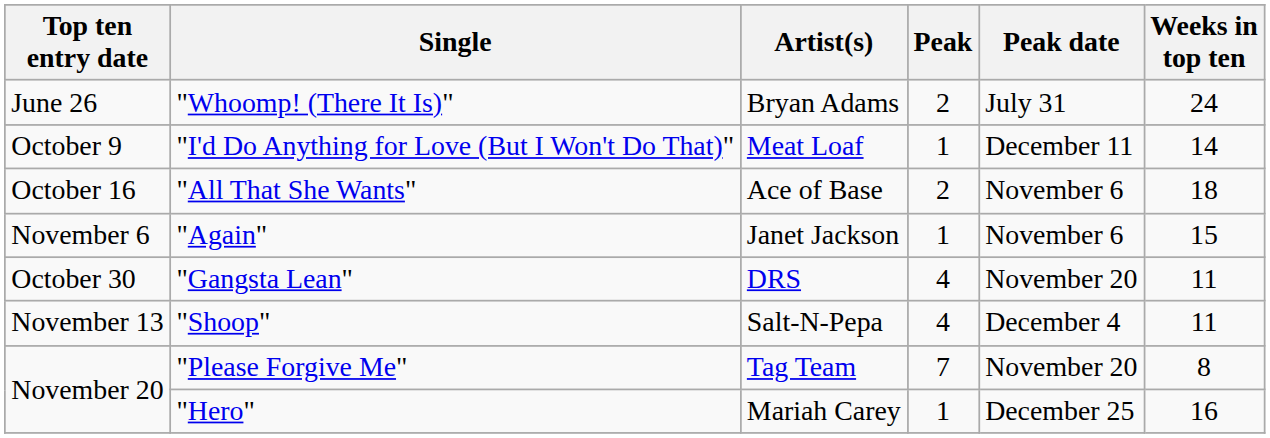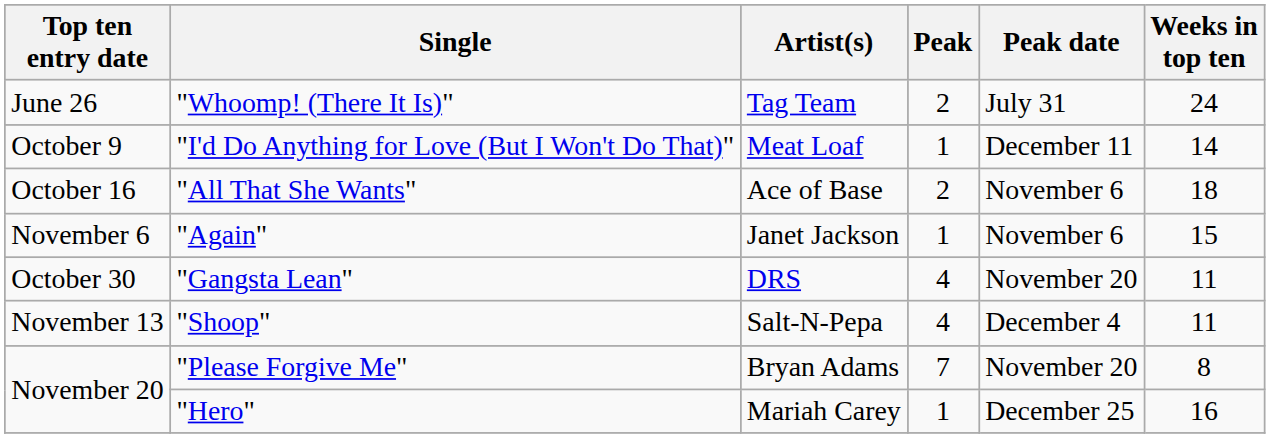(823, 102) Bryan Adams -> (801, 102) Tag Team
(801, 366) Tag Team -> (823, 366) Bryan Adams
